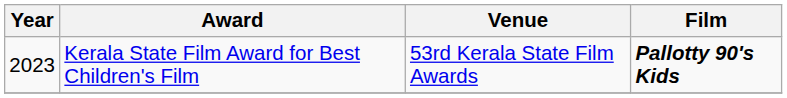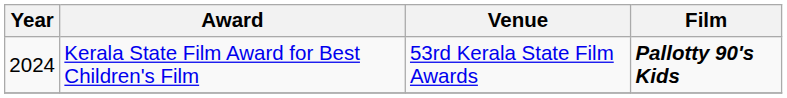(32, 64) 2023 -> (32, 64) 2024
